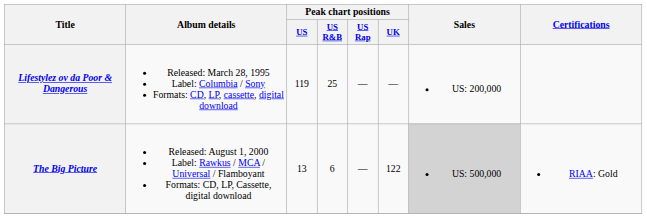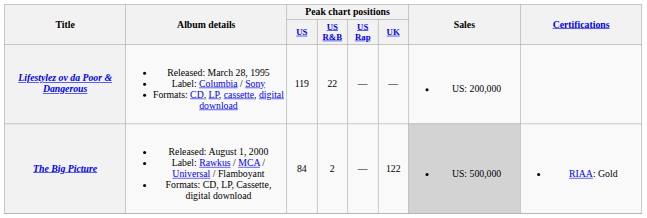(332, 84) 25 -> (332, 84) 22
(302, 168) 13 -> (302, 168) 84
(332, 168) 6 -> (332, 168) 2
